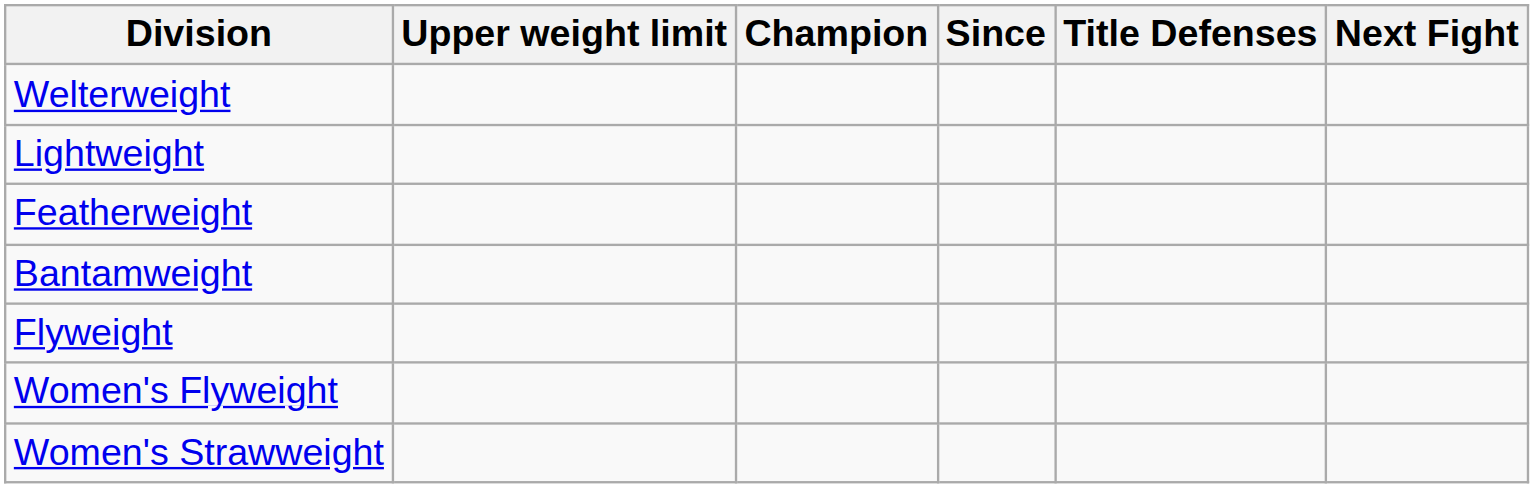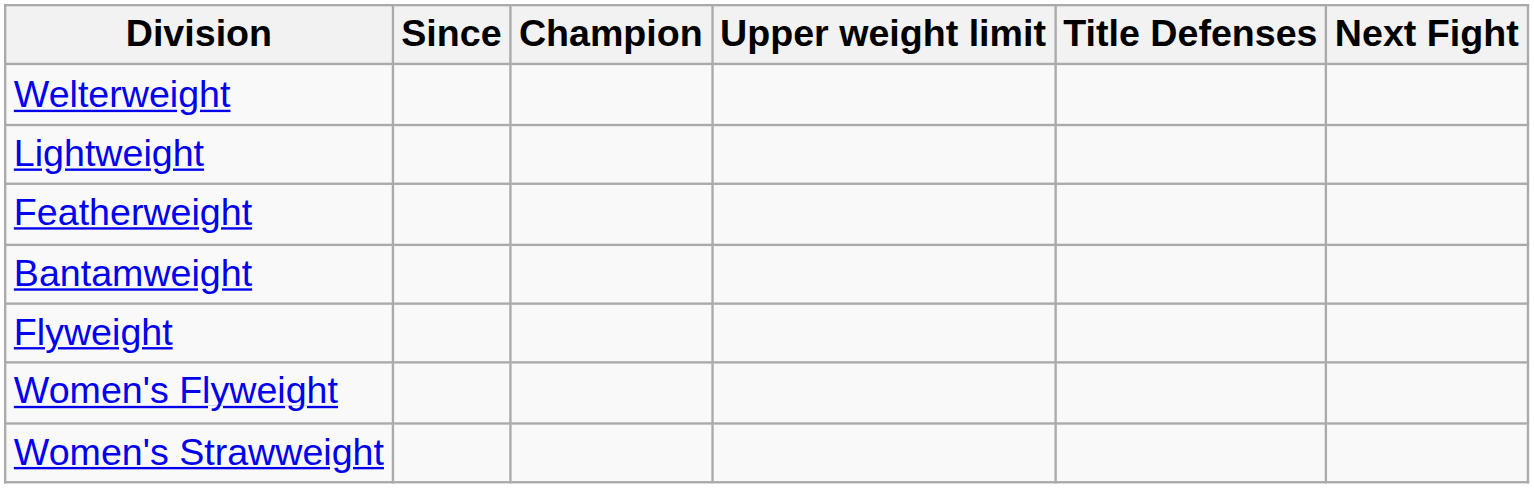columns swapped: (564, 34) <-> (996, 34)
